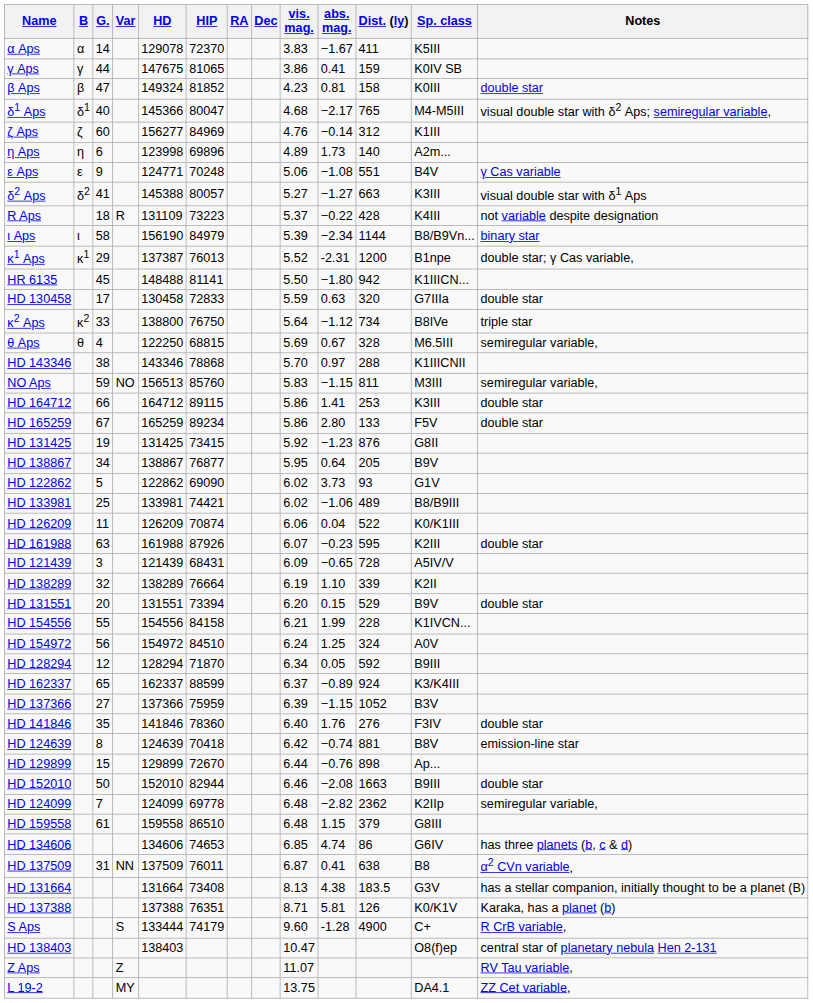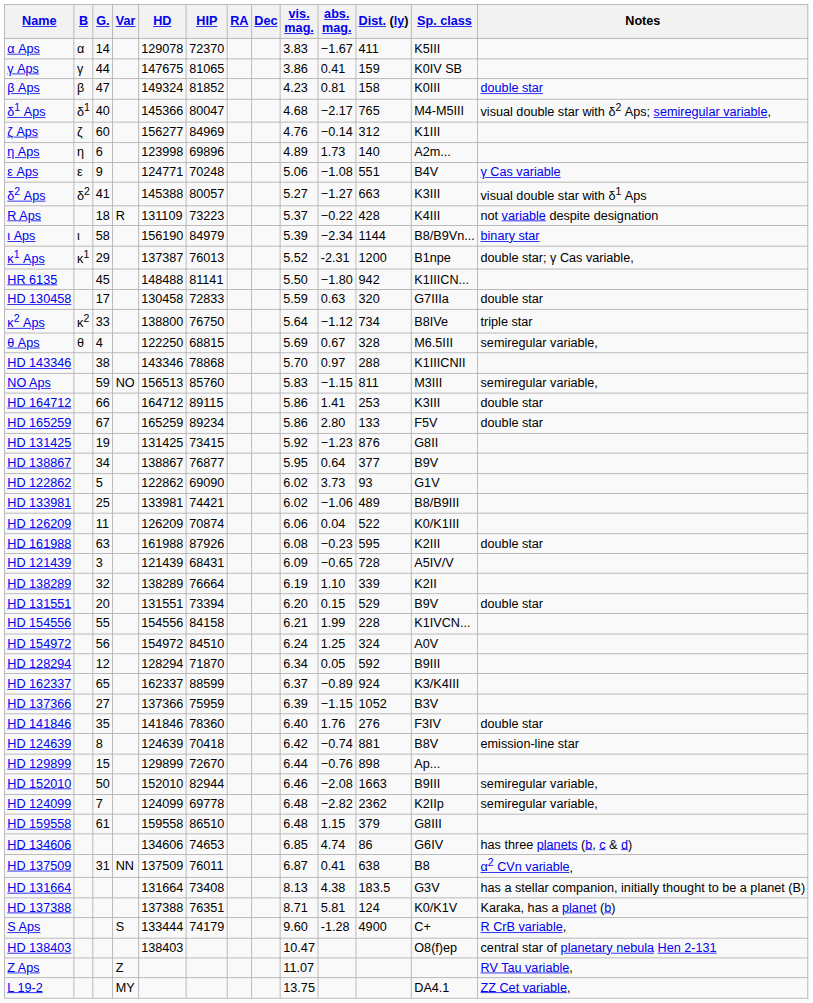(369, 463) 205 -> (369, 463) 377
(296, 543) 6.07 -> (296, 543) 6.08
(512, 784) double star -> (539, 784) semiregular variable,
(369, 907) 126 -> (369, 907) 124
